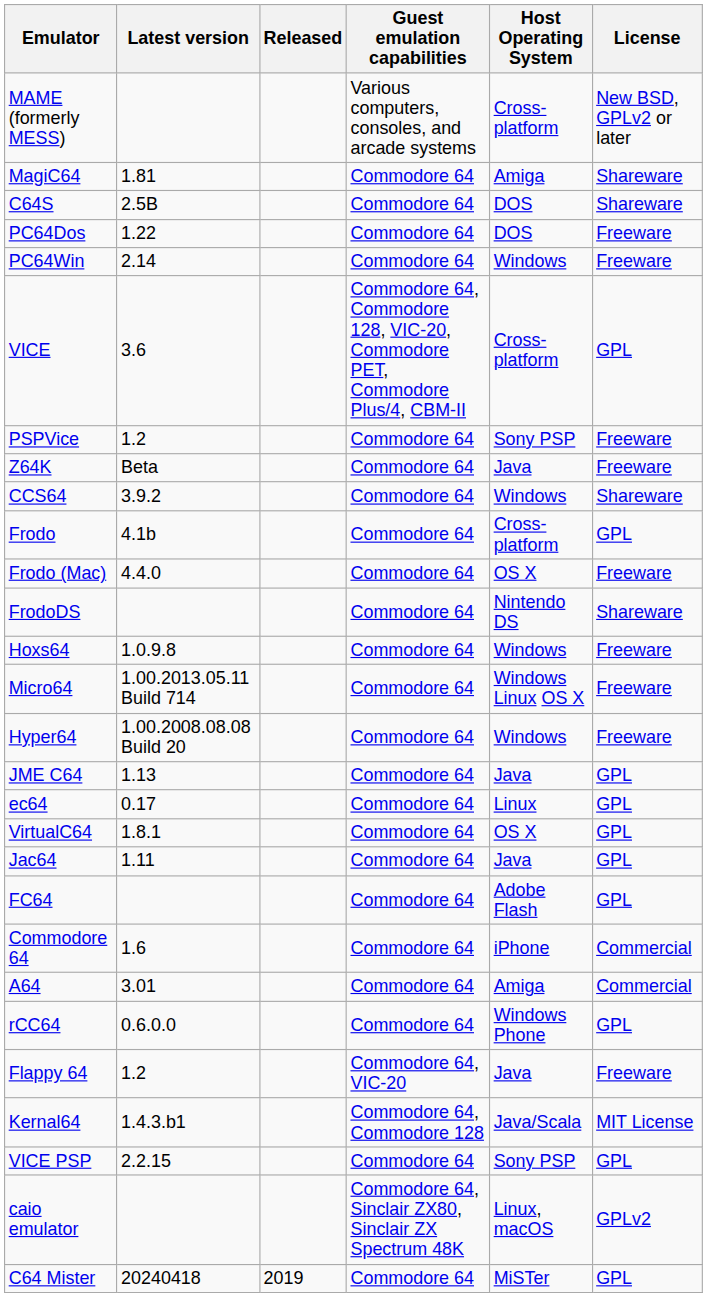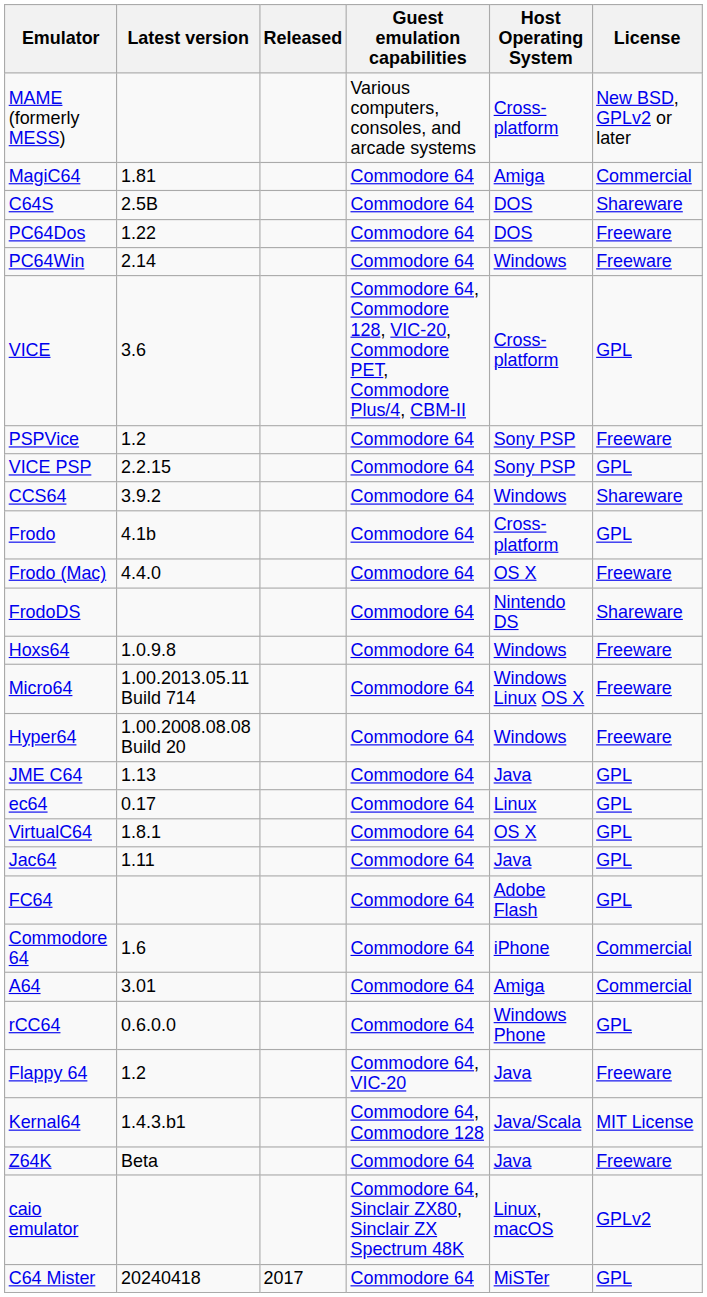(639, 176) Shareware -> (644, 176) Commercial
rows swapped: (50, 1160) <-> (30, 467)
(283, 1278) 2019 -> (283, 1278) 2017
